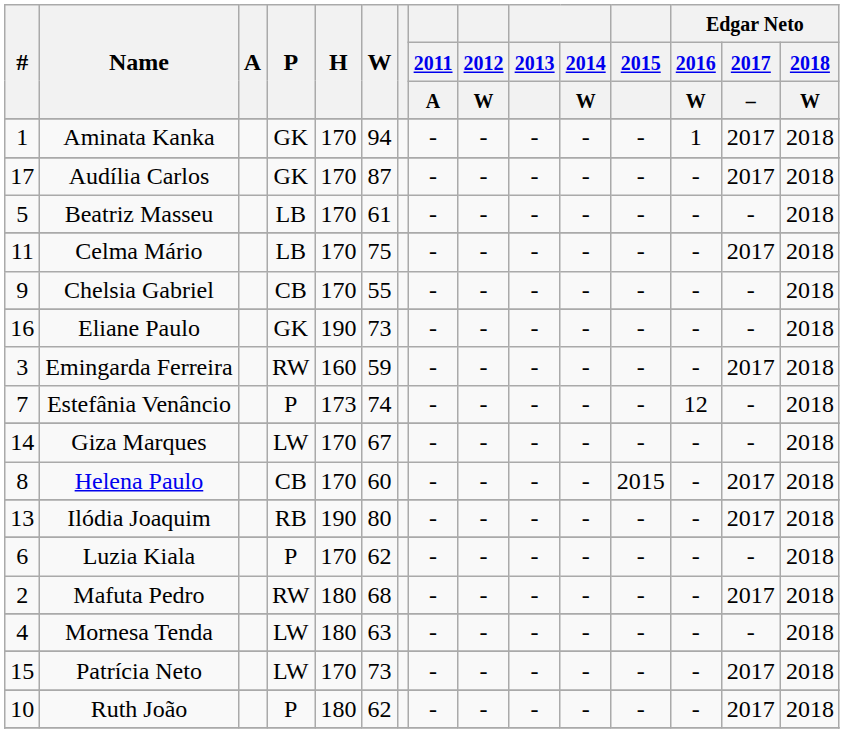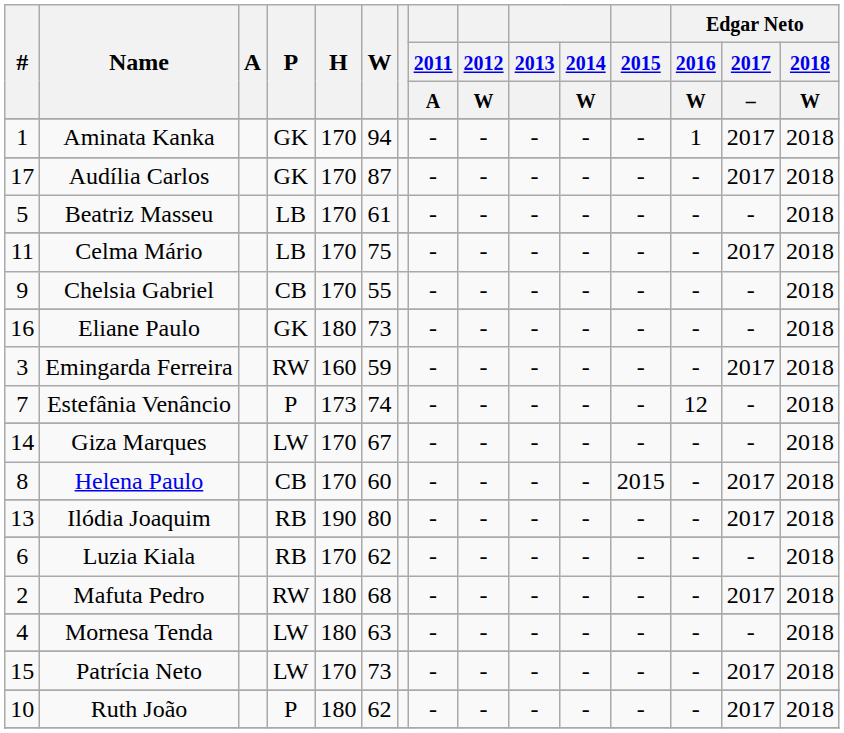(338, 328) 190 -> (338, 328) 180
(291, 556) P -> (291, 556) RB
